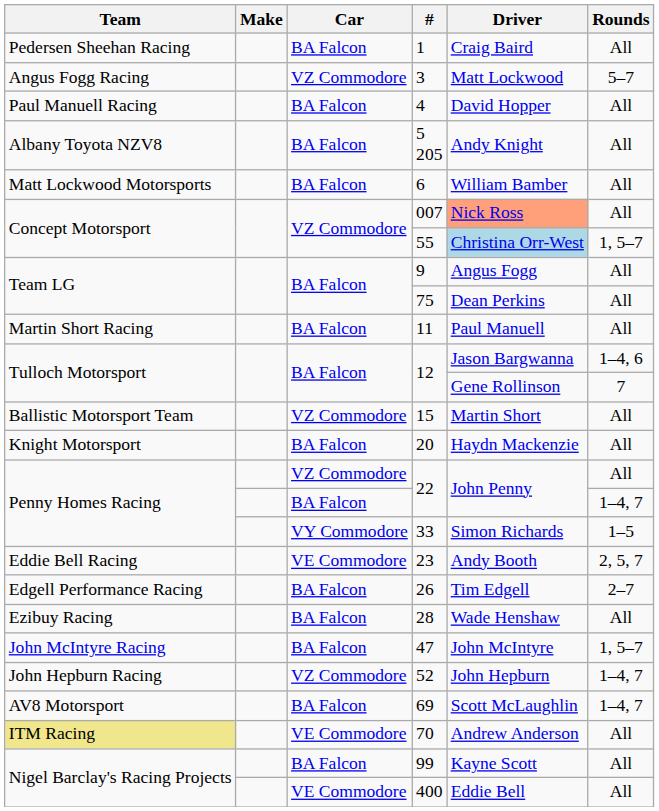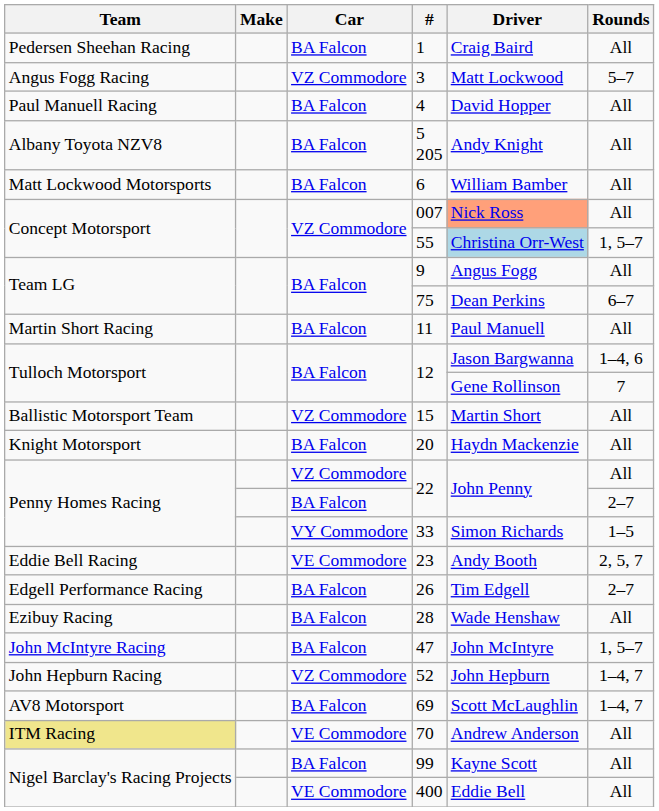(621, 299) All -> (621, 299) 6–7
(621, 502) 1–4, 7 -> (621, 502) 2–7
